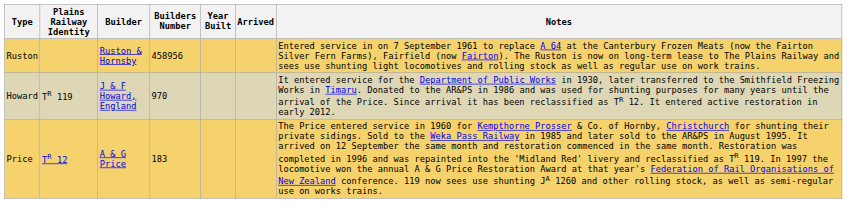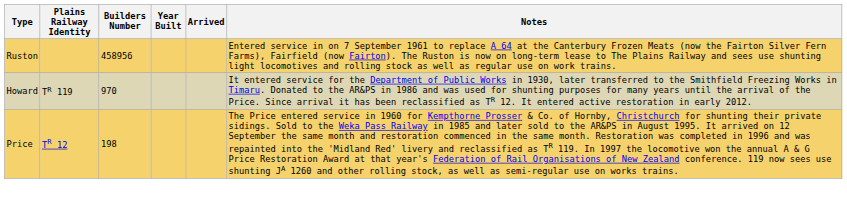- column: (124, 21)
(159, 159) 183 -> (109, 144) 198
